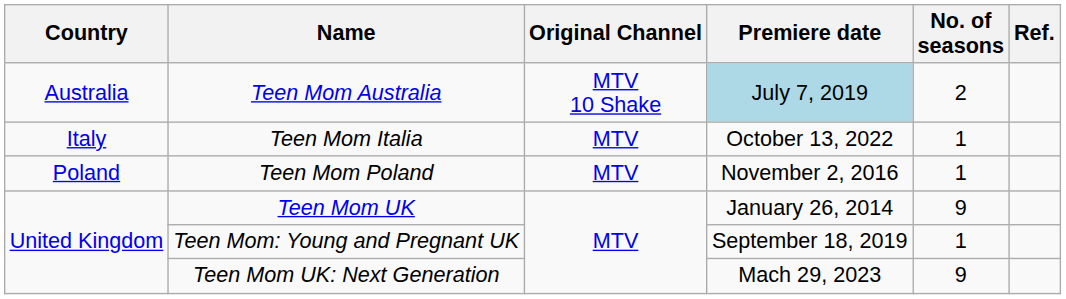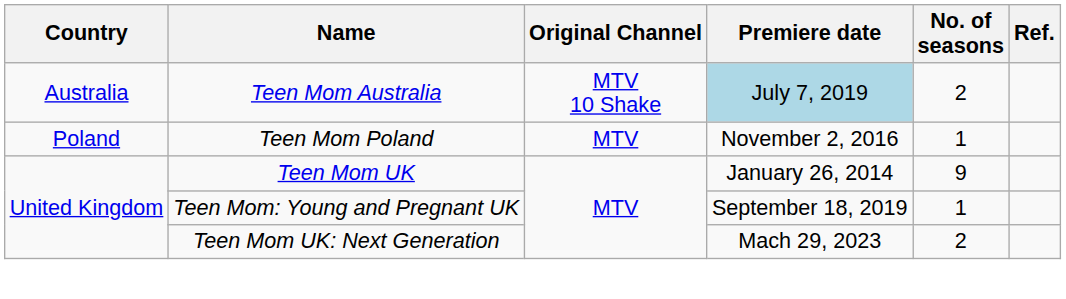- row: (346, 138)
(961, 275) 9 -> (961, 241) 2
